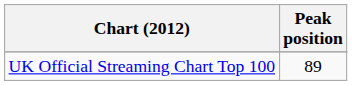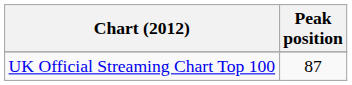(313, 66) 89 -> (313, 66) 87
